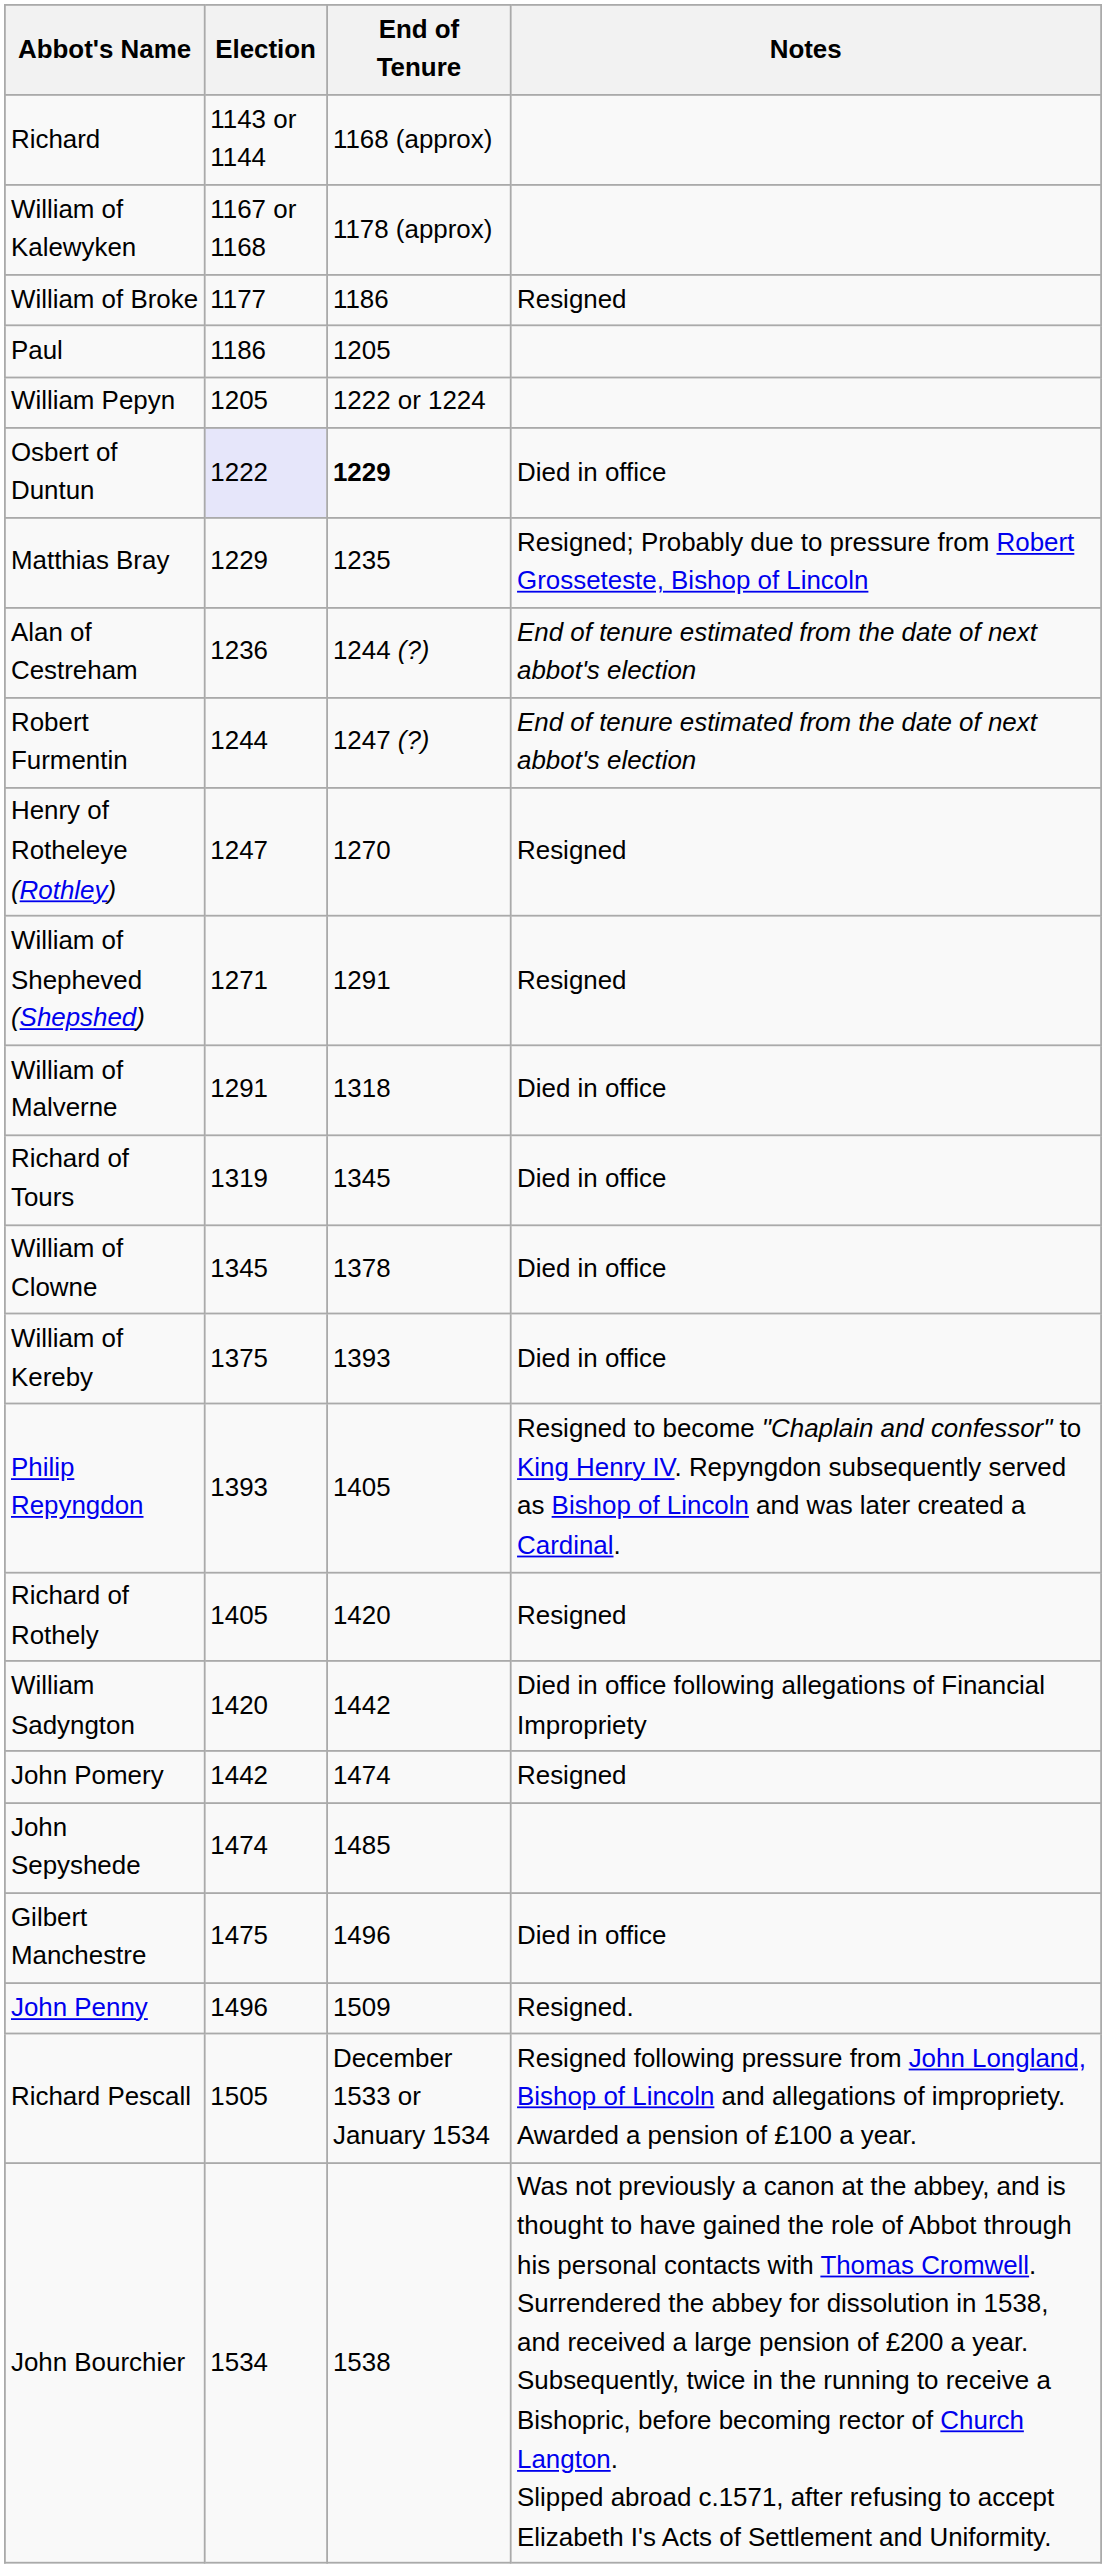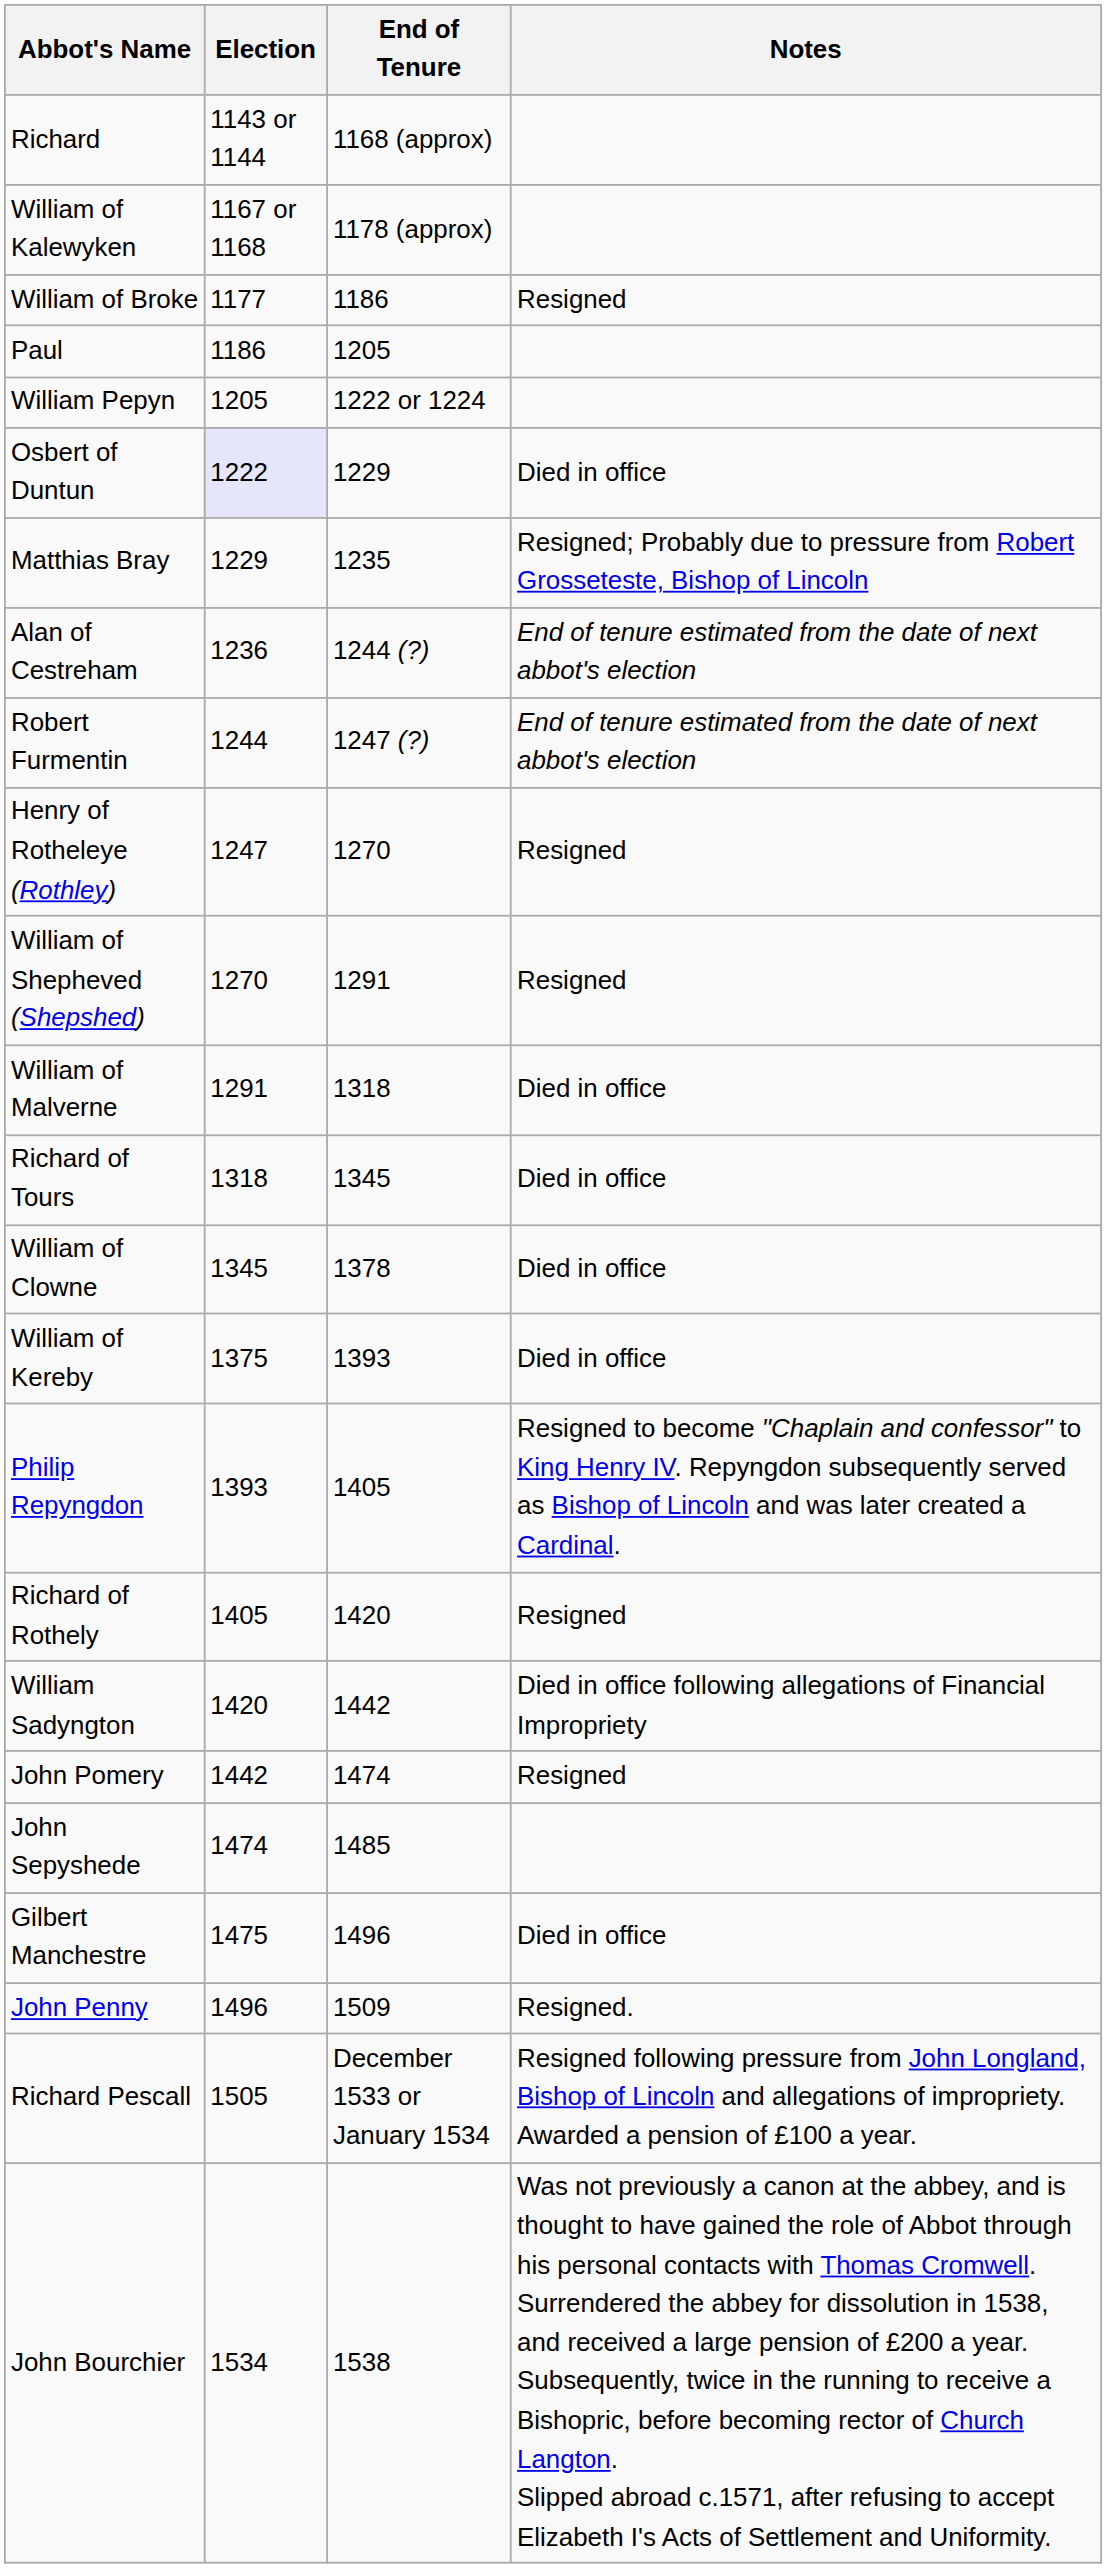(362, 472) bold -> (362, 472) normal
(239, 979) 1271 -> (239, 979) 1270
(239, 1178) 1319 -> (239, 1178) 1318
